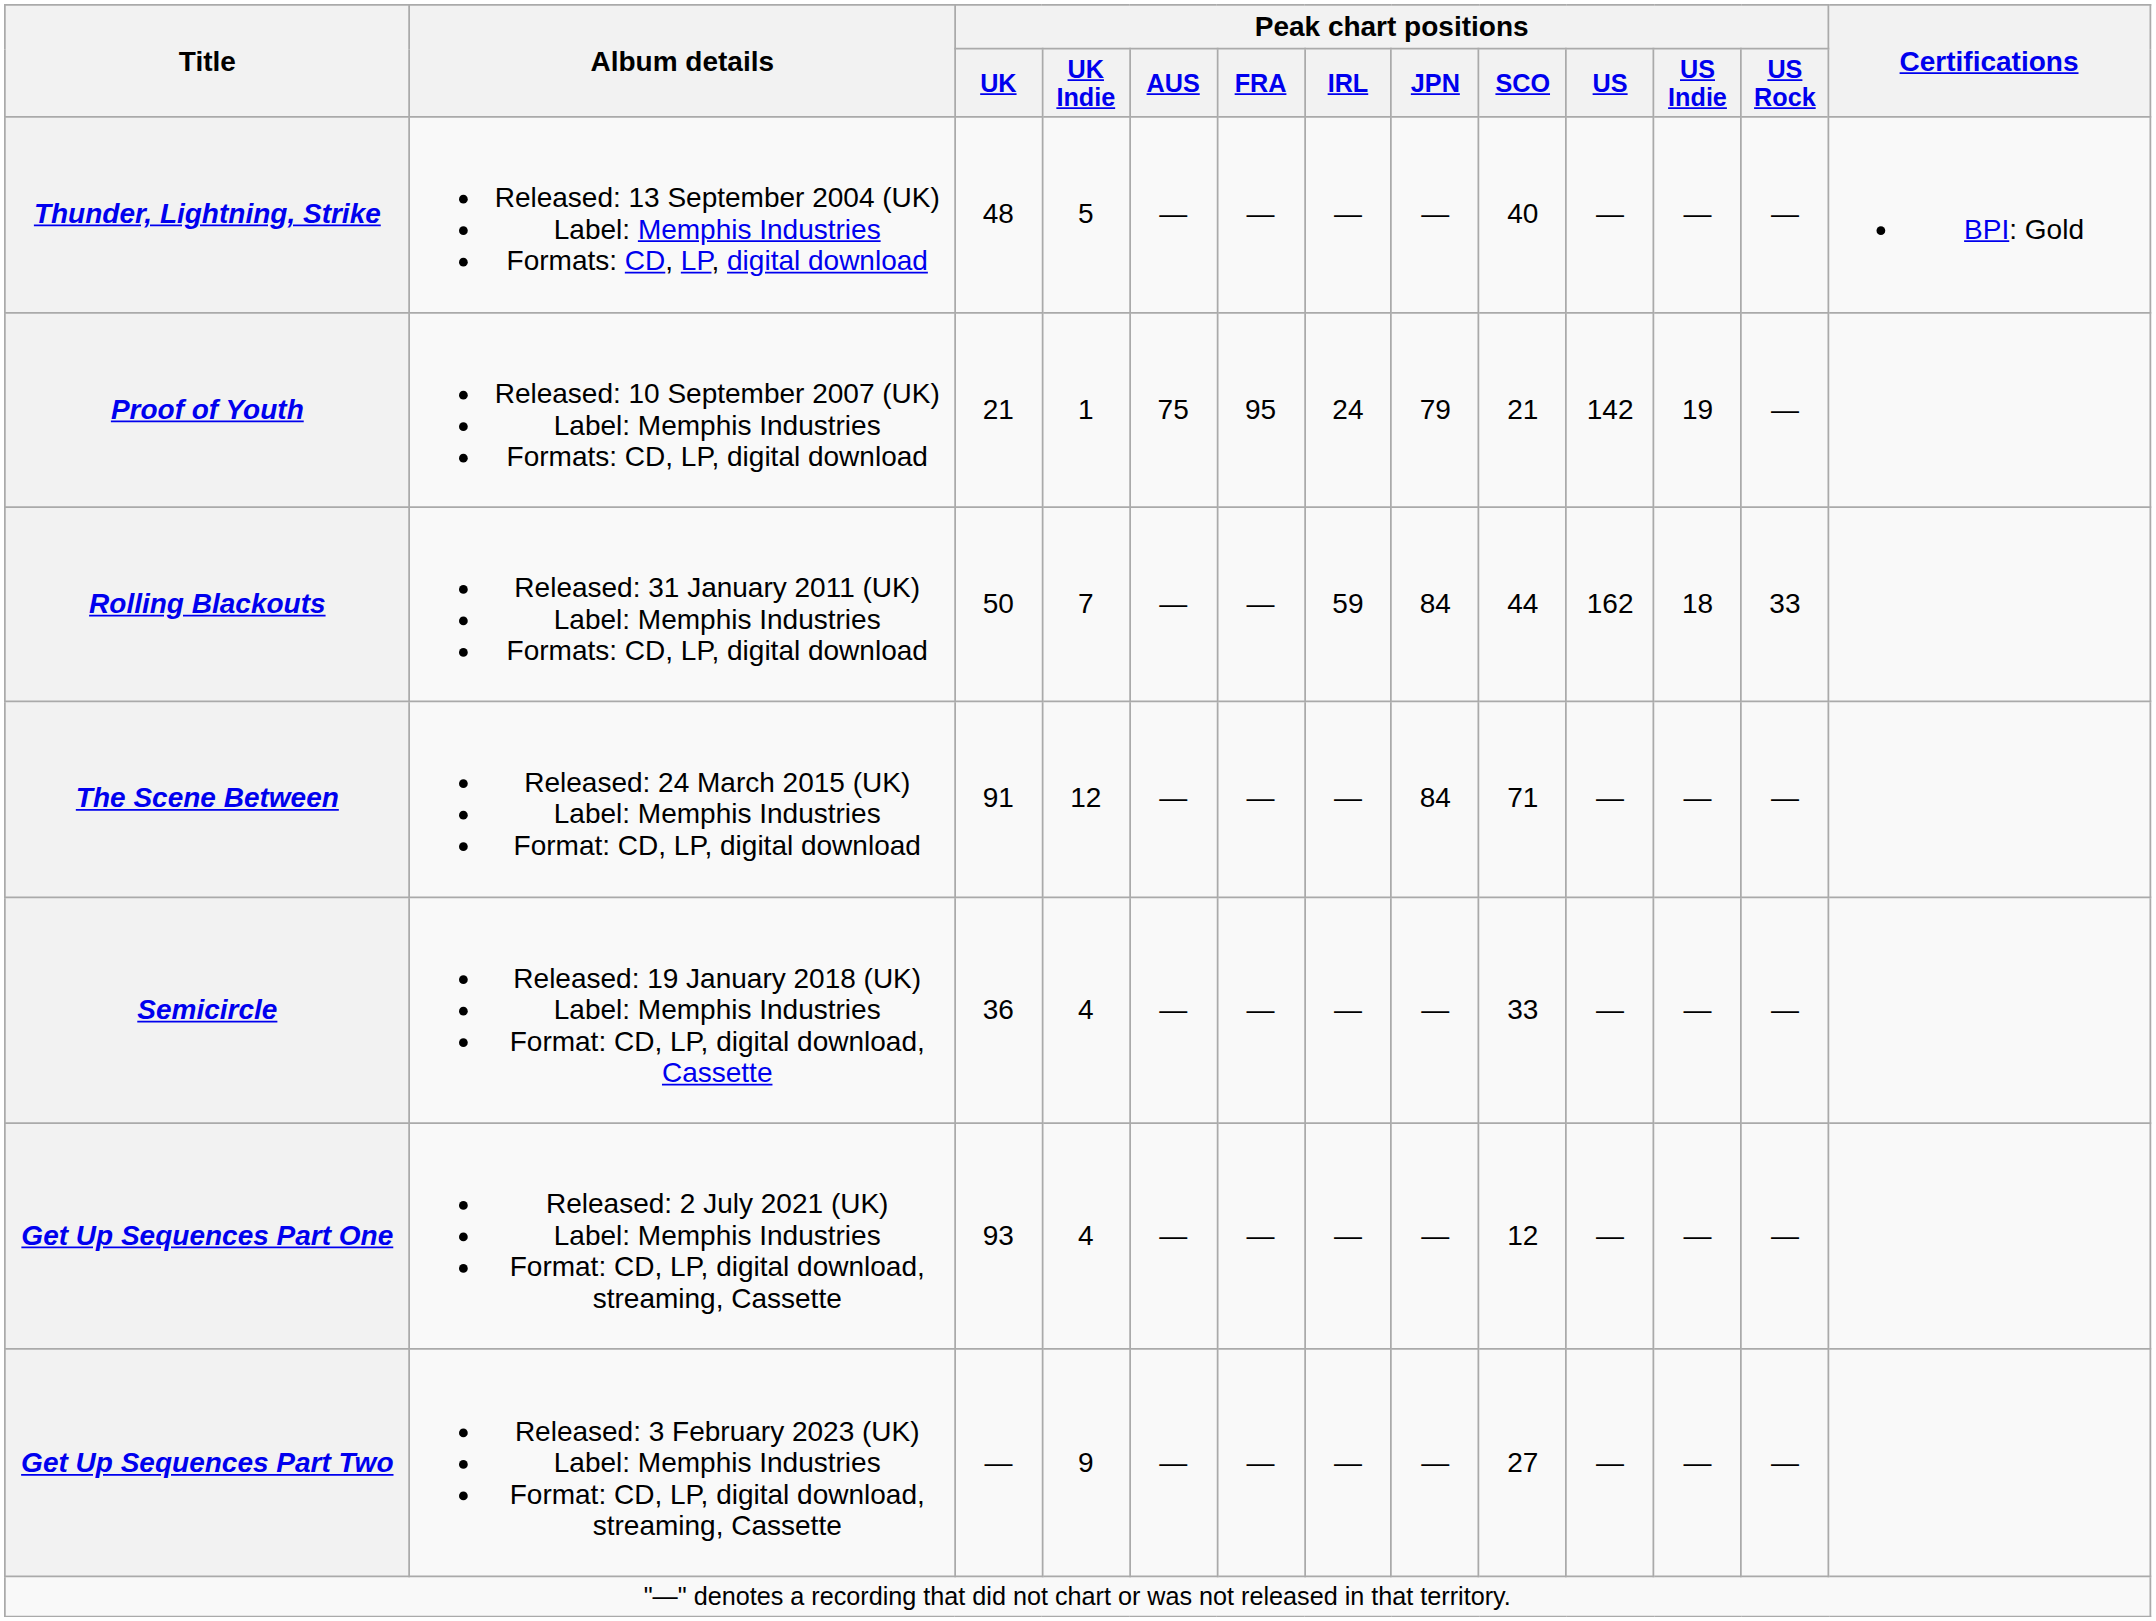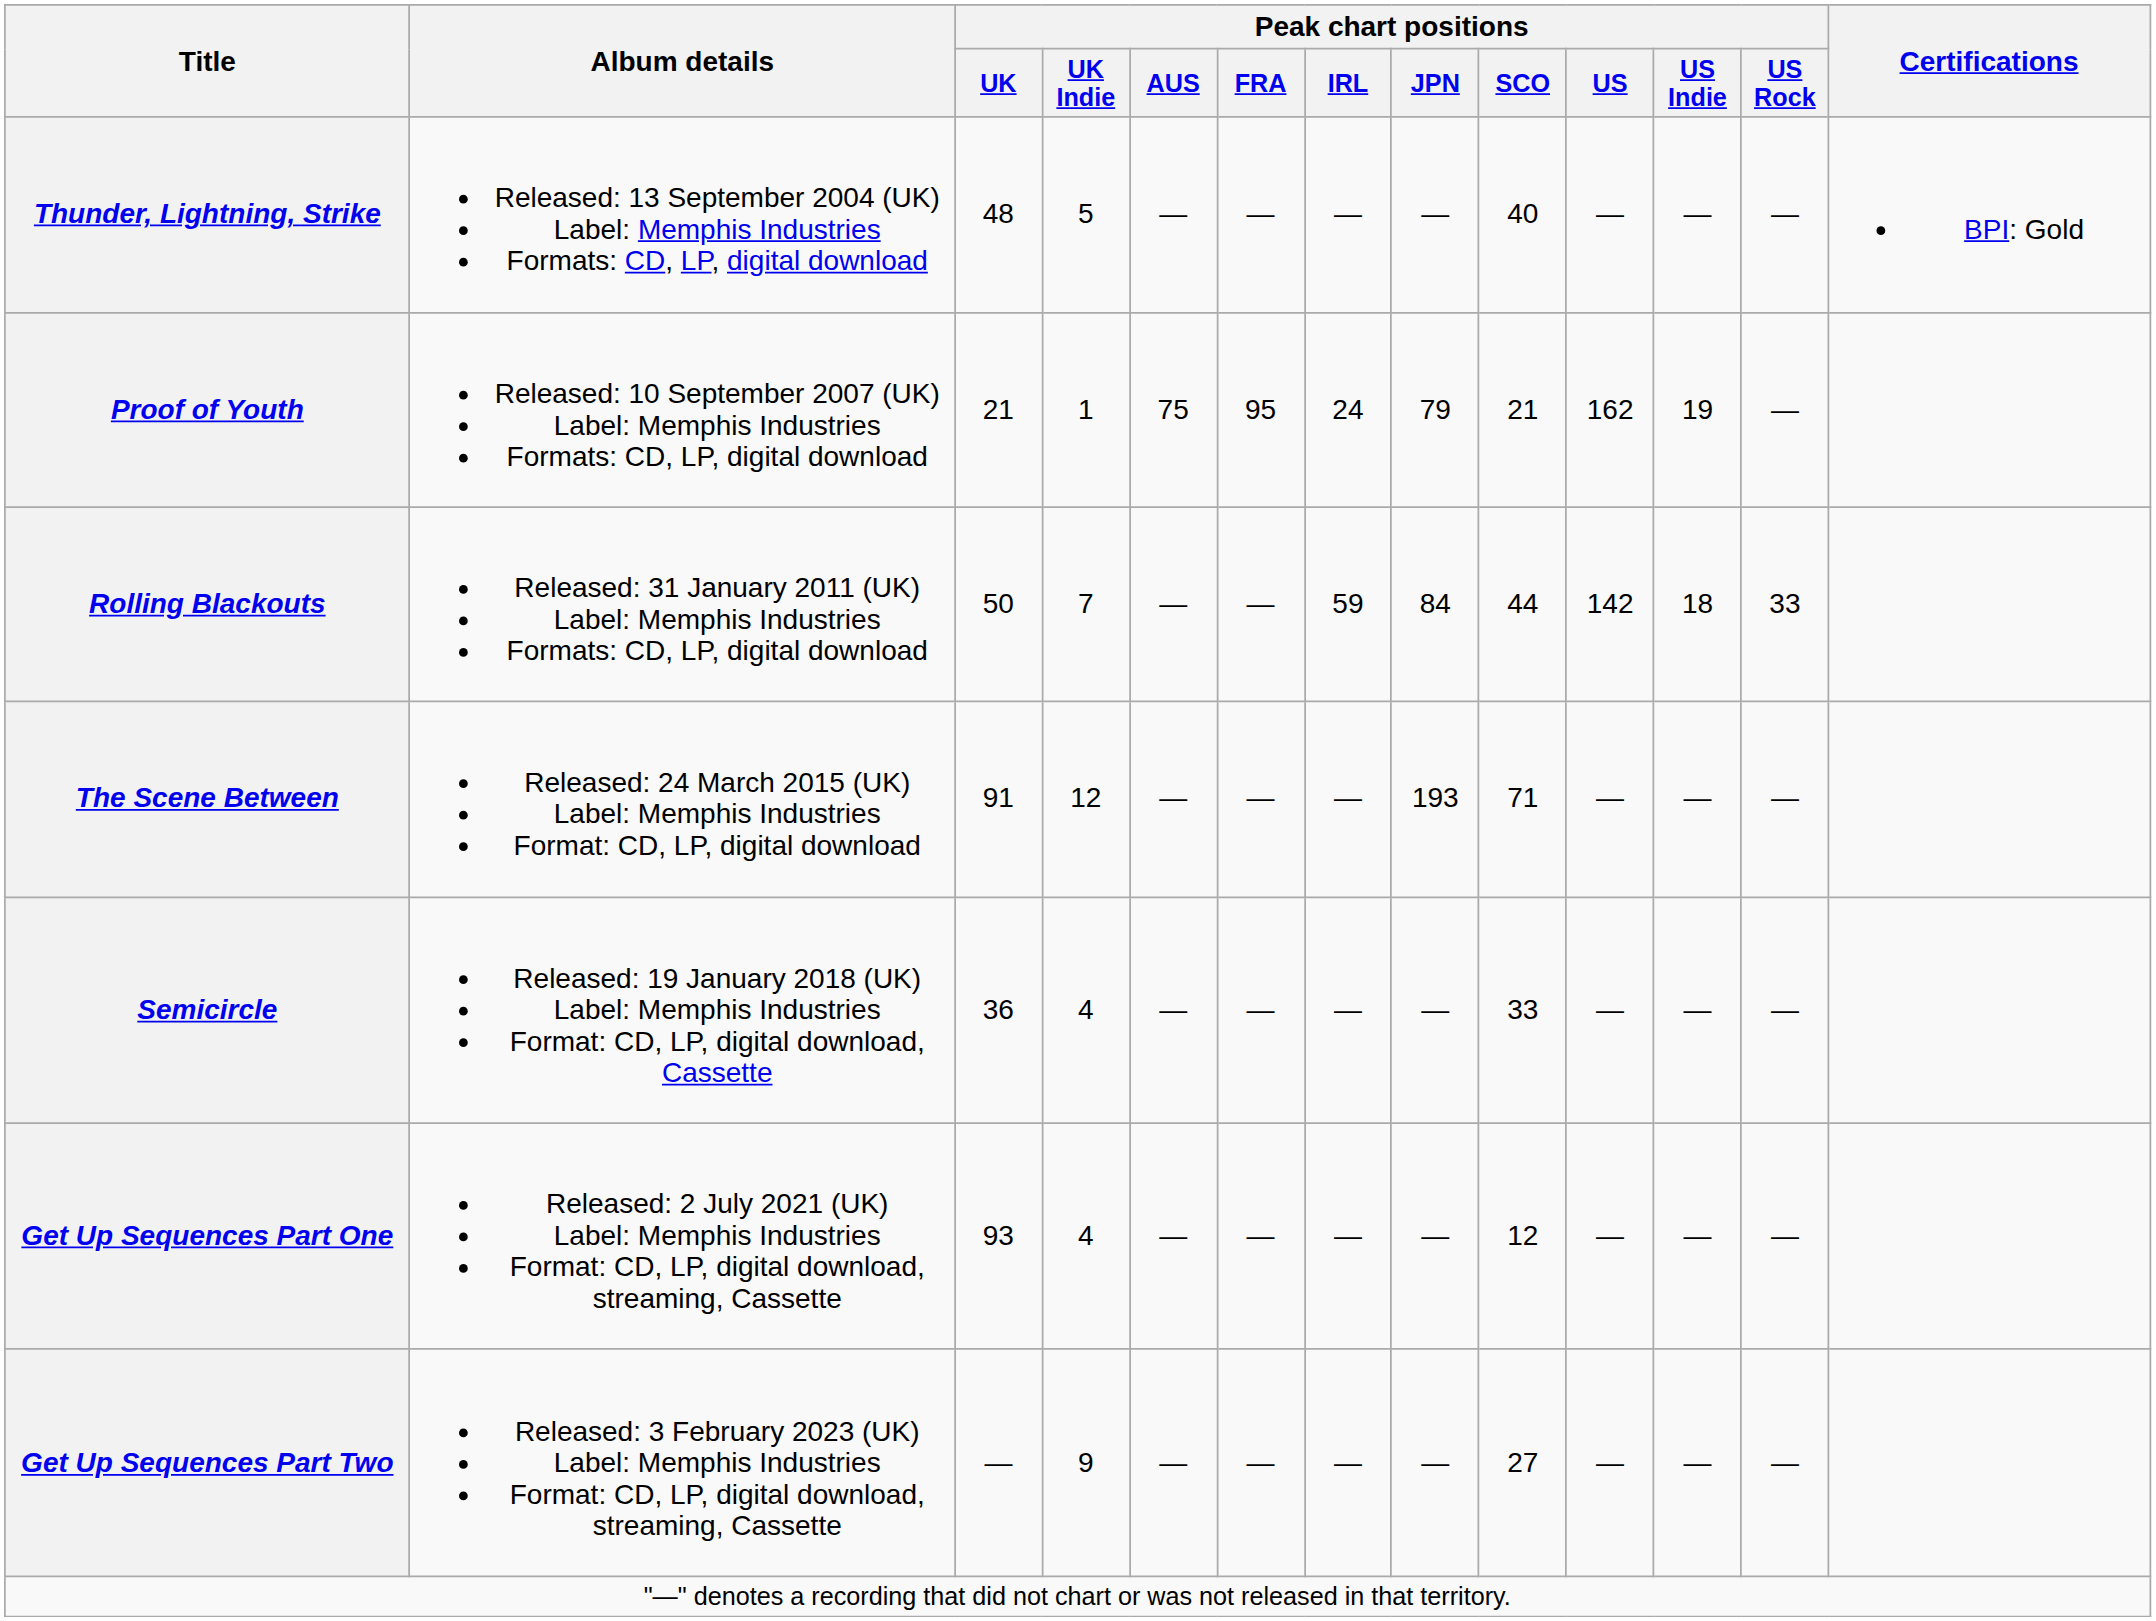(1610, 409) 142 -> (1610, 409) 162
(1610, 603) 162 -> (1610, 603) 142
(1435, 798) 84 -> (1435, 798) 193
